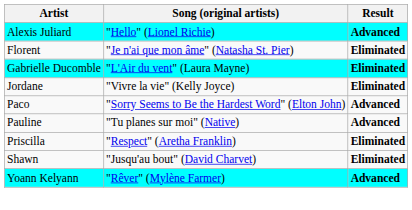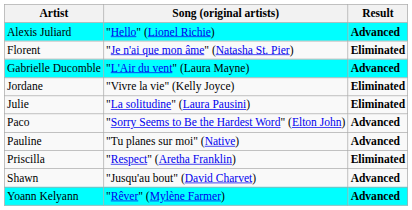(378, 68) Eliminated -> (375, 68) Advanced
+ row: (18, 104)
(378, 159) Eliminated -> (375, 178) Advanced
